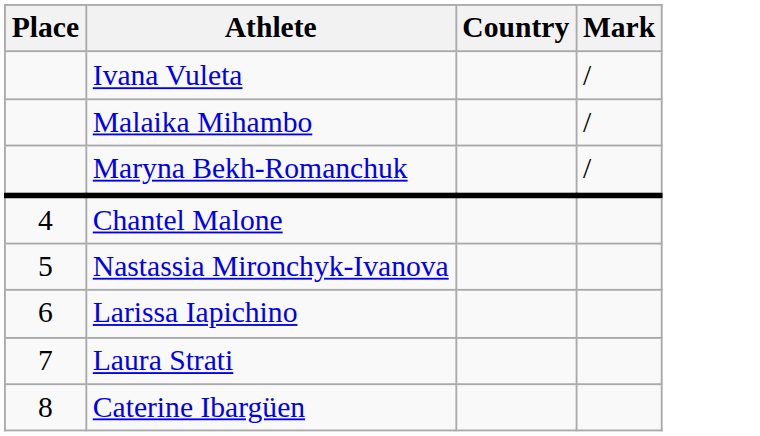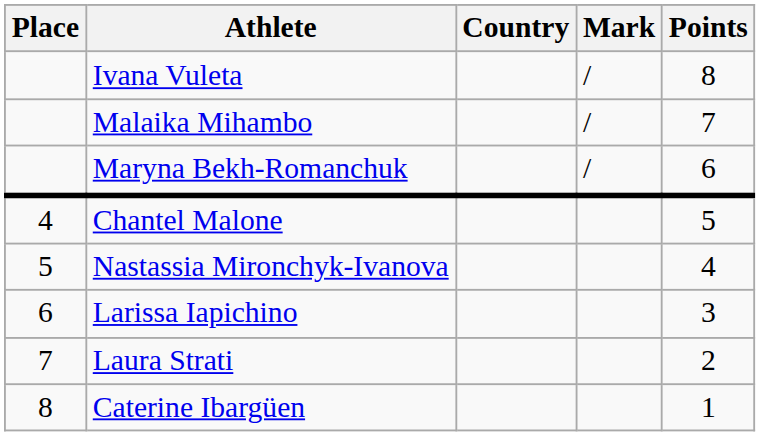+ column: (708, 27)
